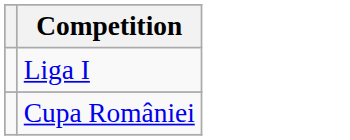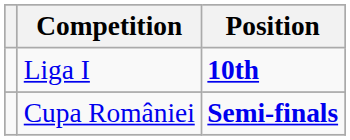+ column: (273, 26)
